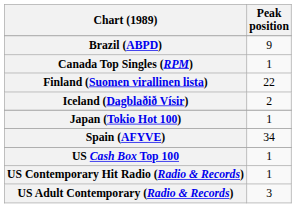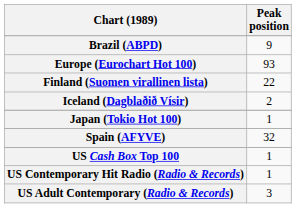- row: (125, 63)
+ row: (125, 63)
(269, 138) 34 -> (269, 138) 32
